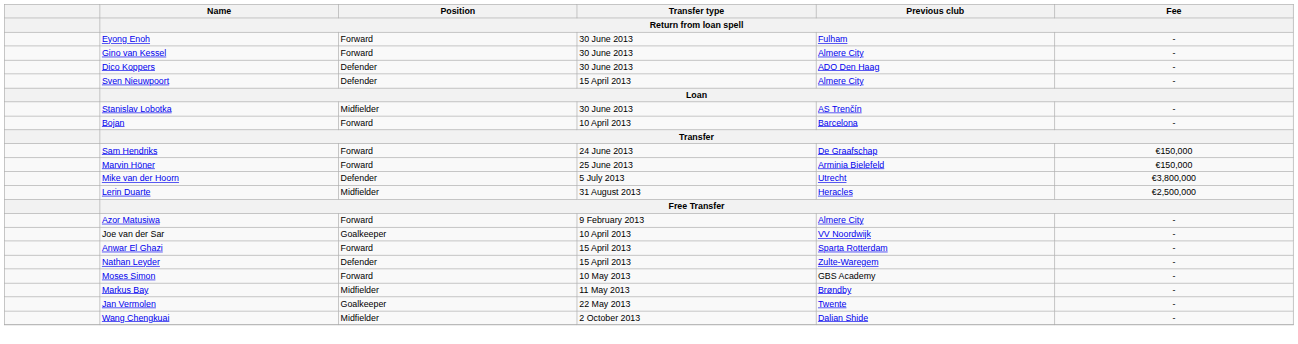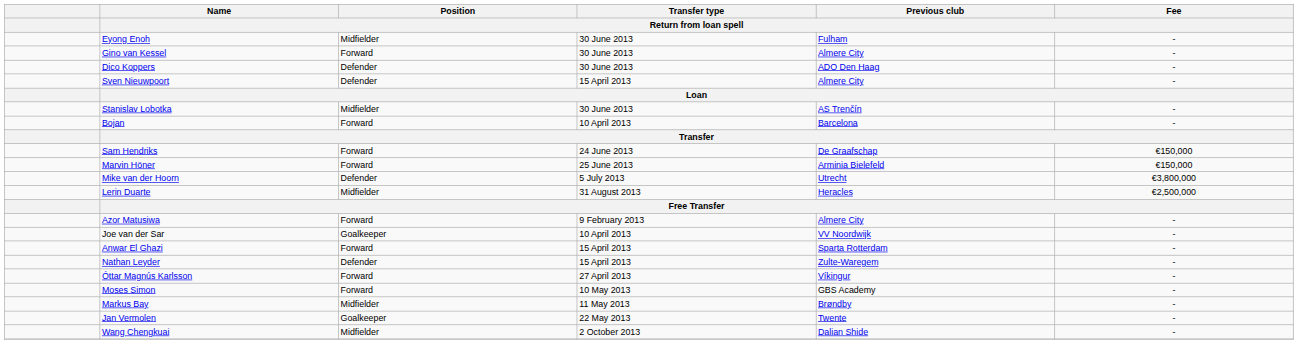(357, 39) Forward -> (360, 39) Midfielder
+ row: (147, 276)
